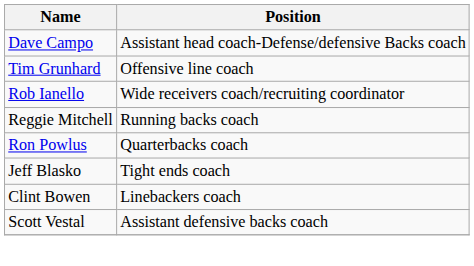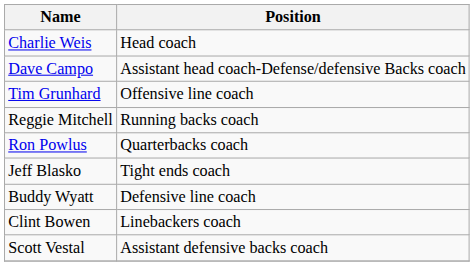+ row: (50, 42)
- row: (46, 94)
+ row: (51, 196)
